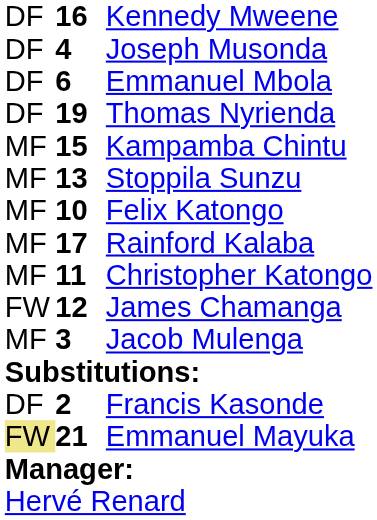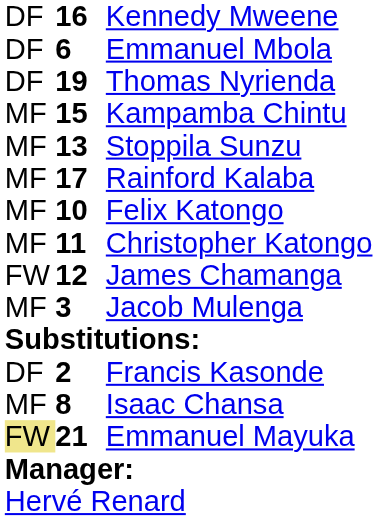- row: (217, 48)
rows swapped: (195, 210) <-> (210, 242)
+ row: (195, 404)
